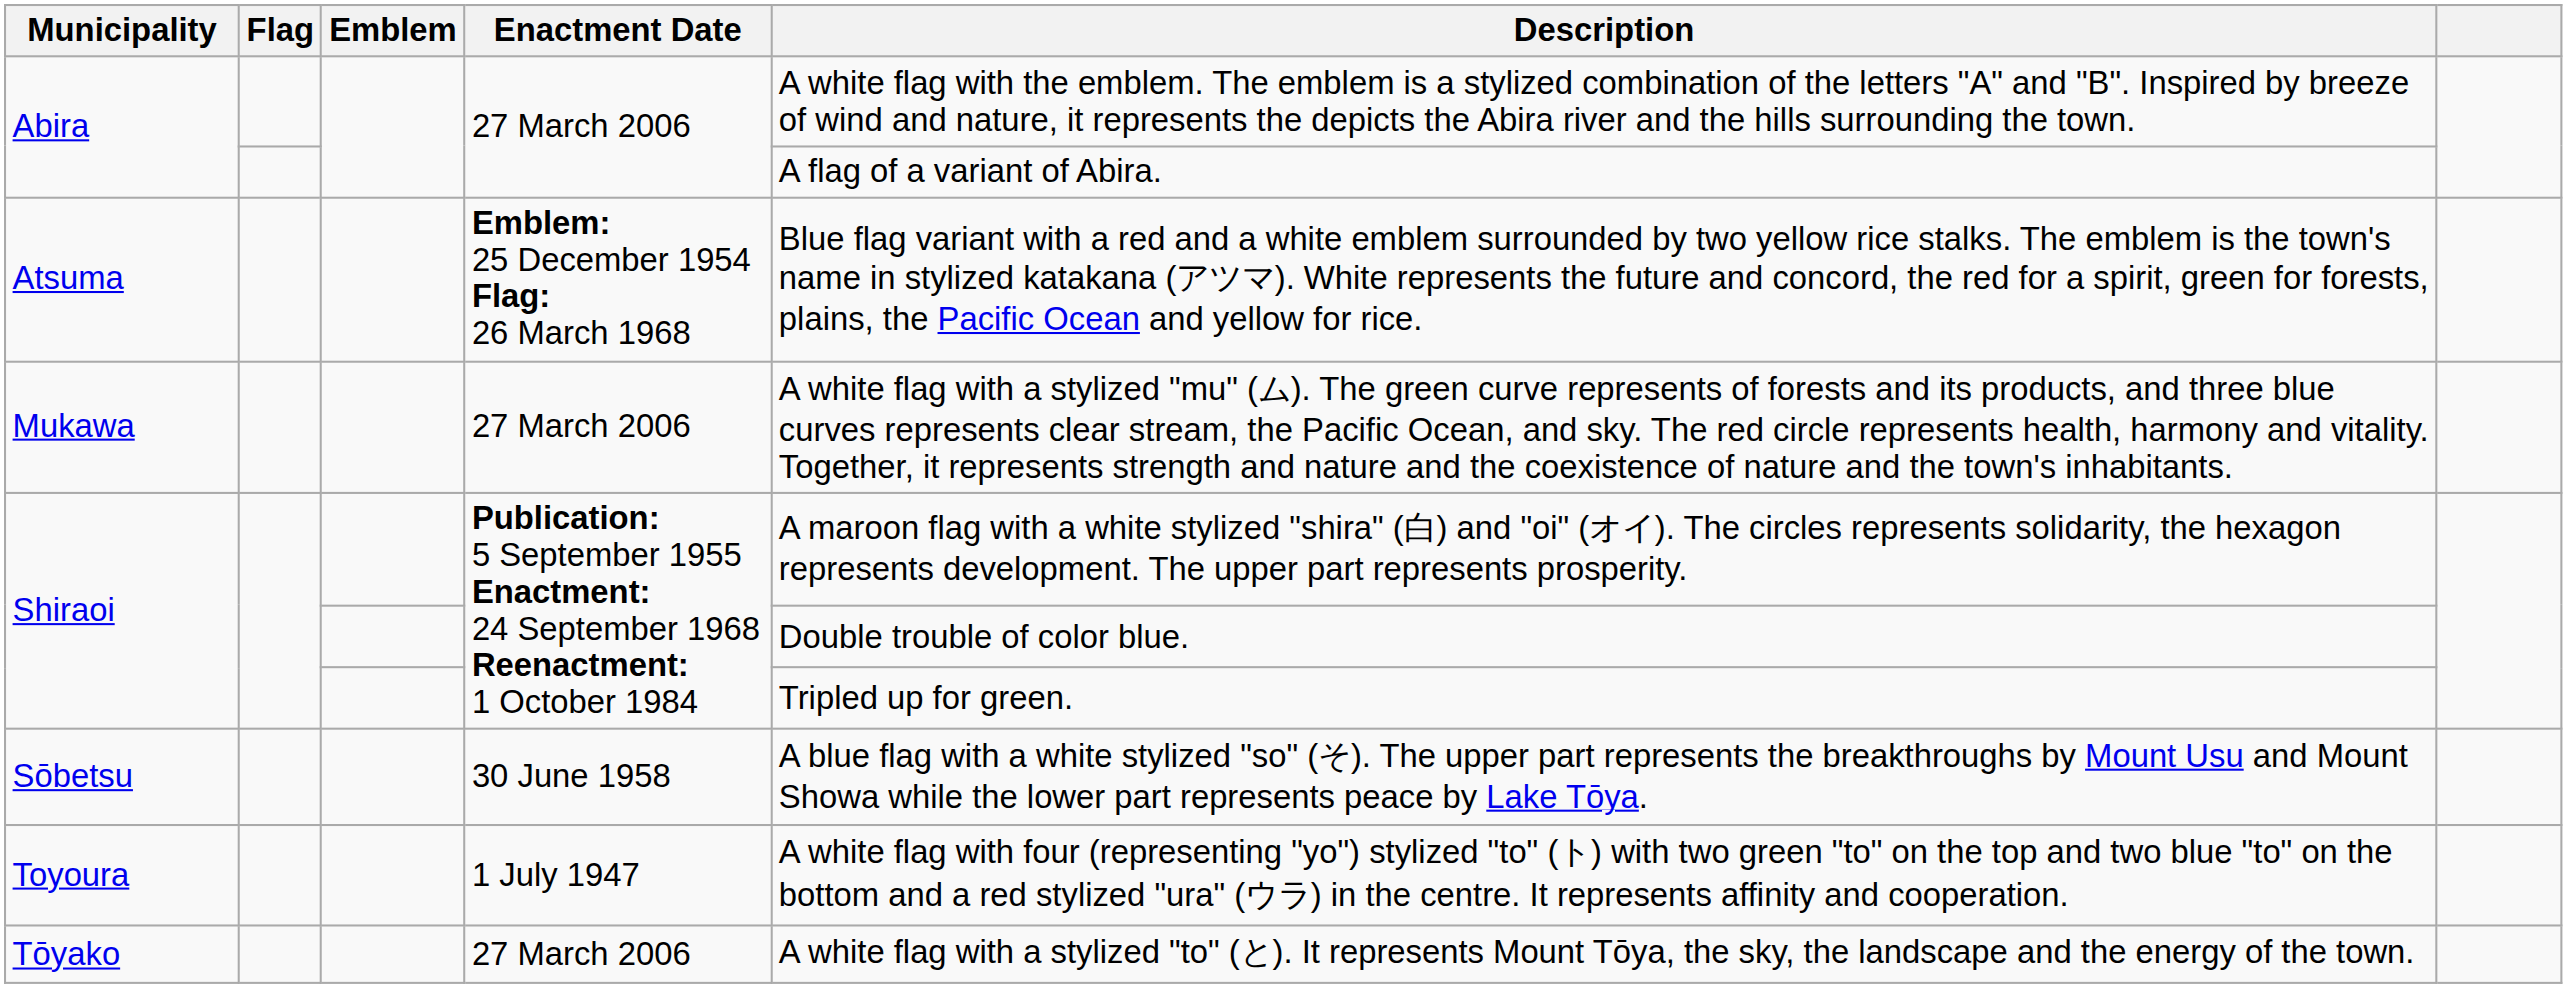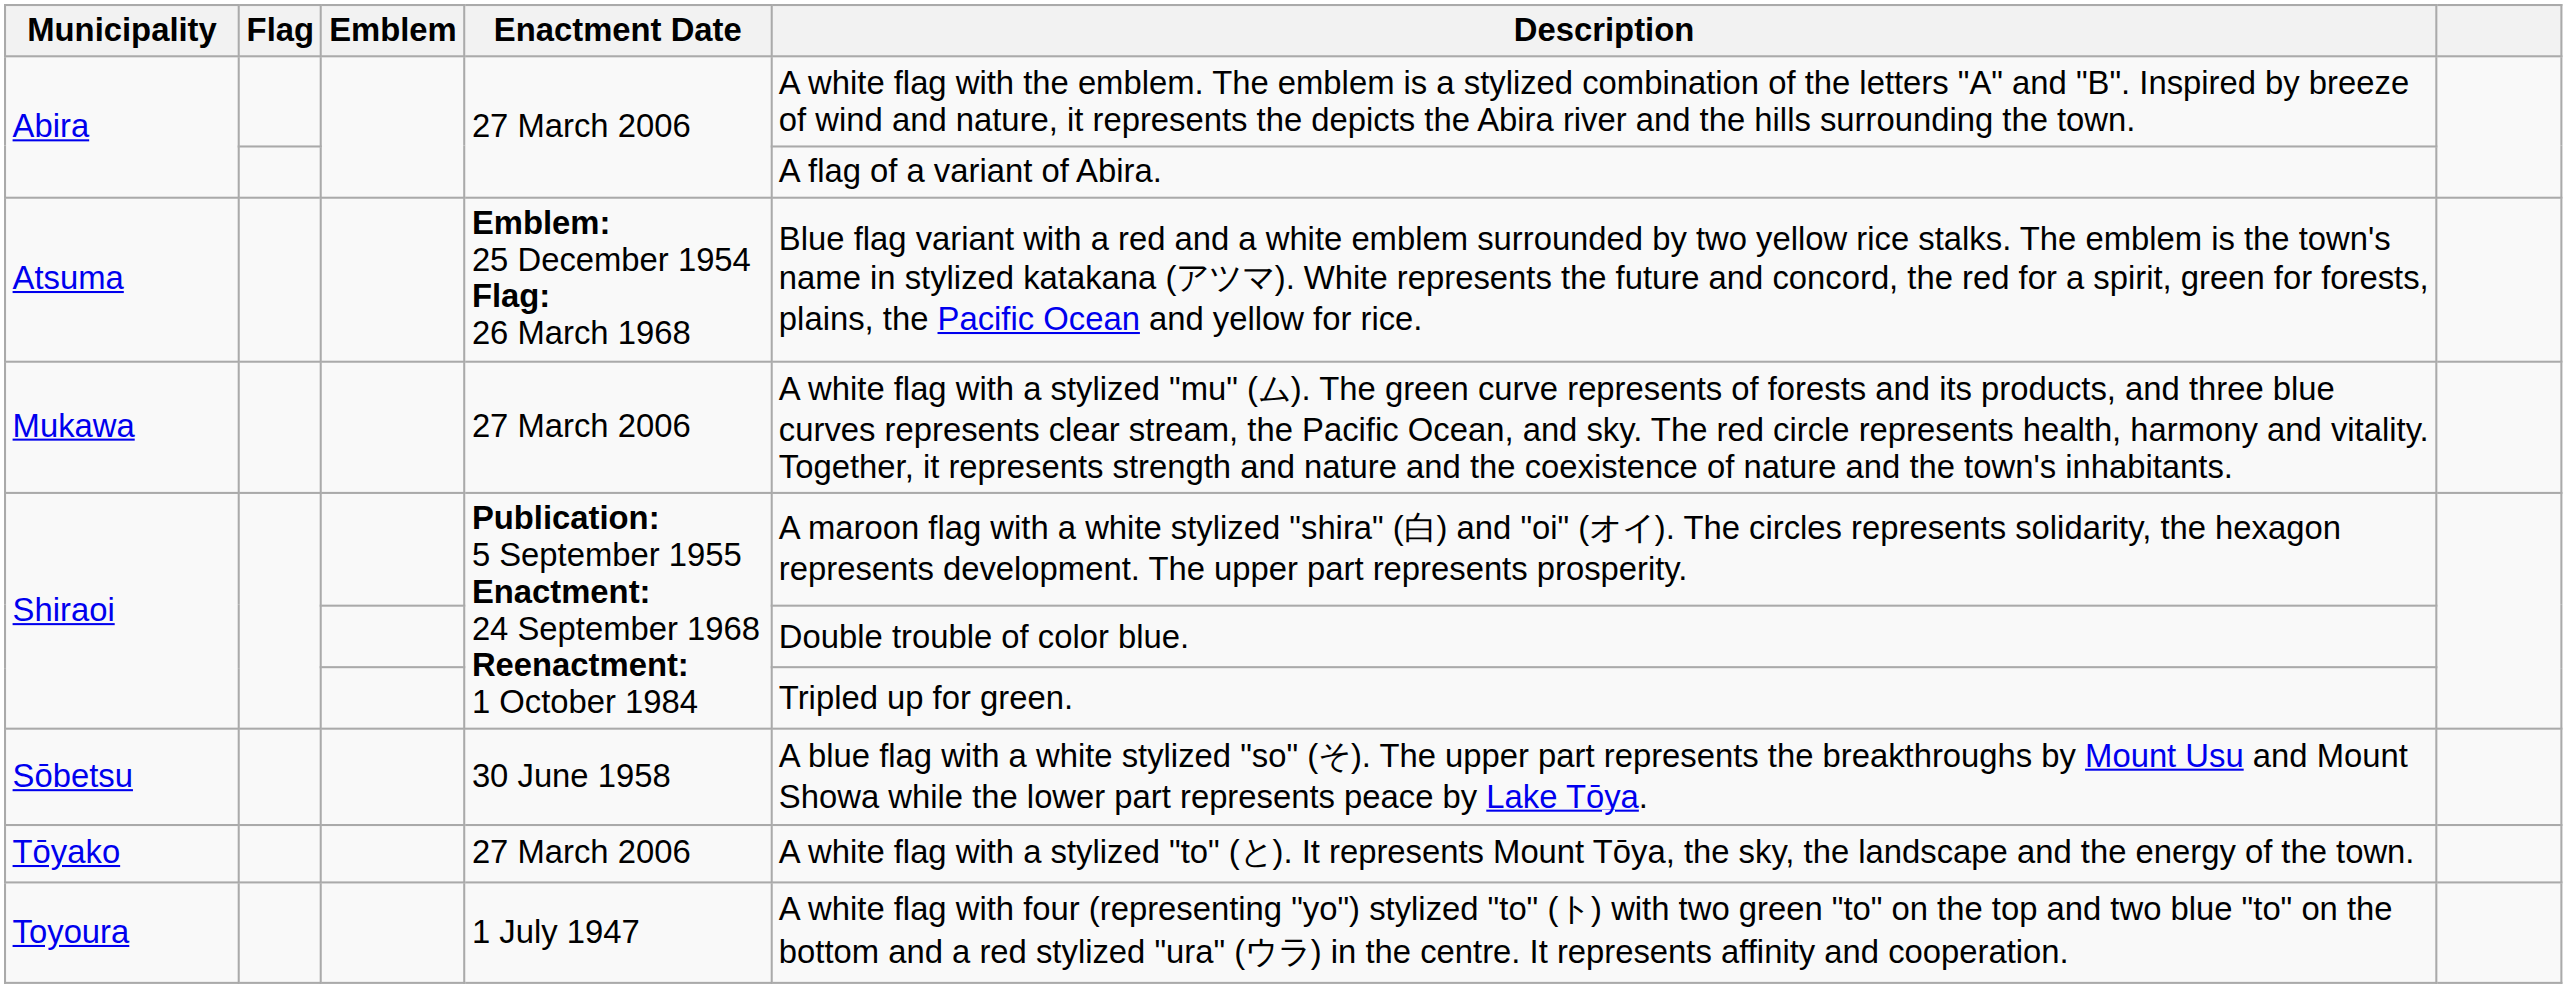rows swapped: (66, 954) <-> (71, 874)
